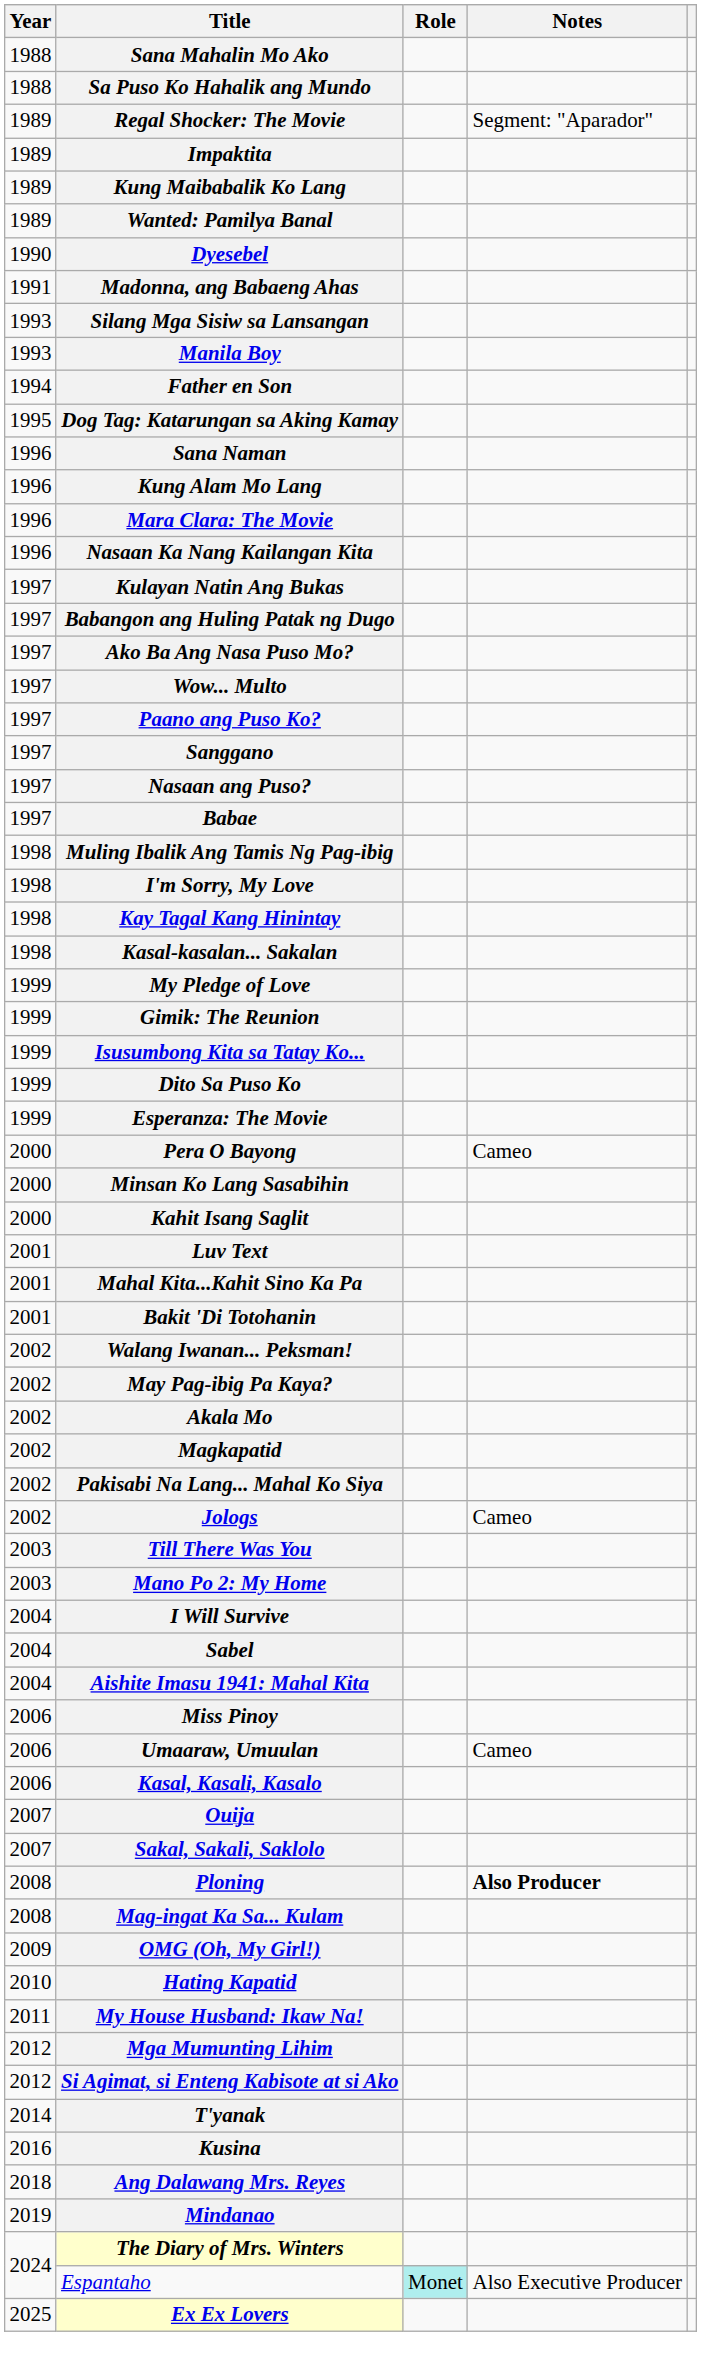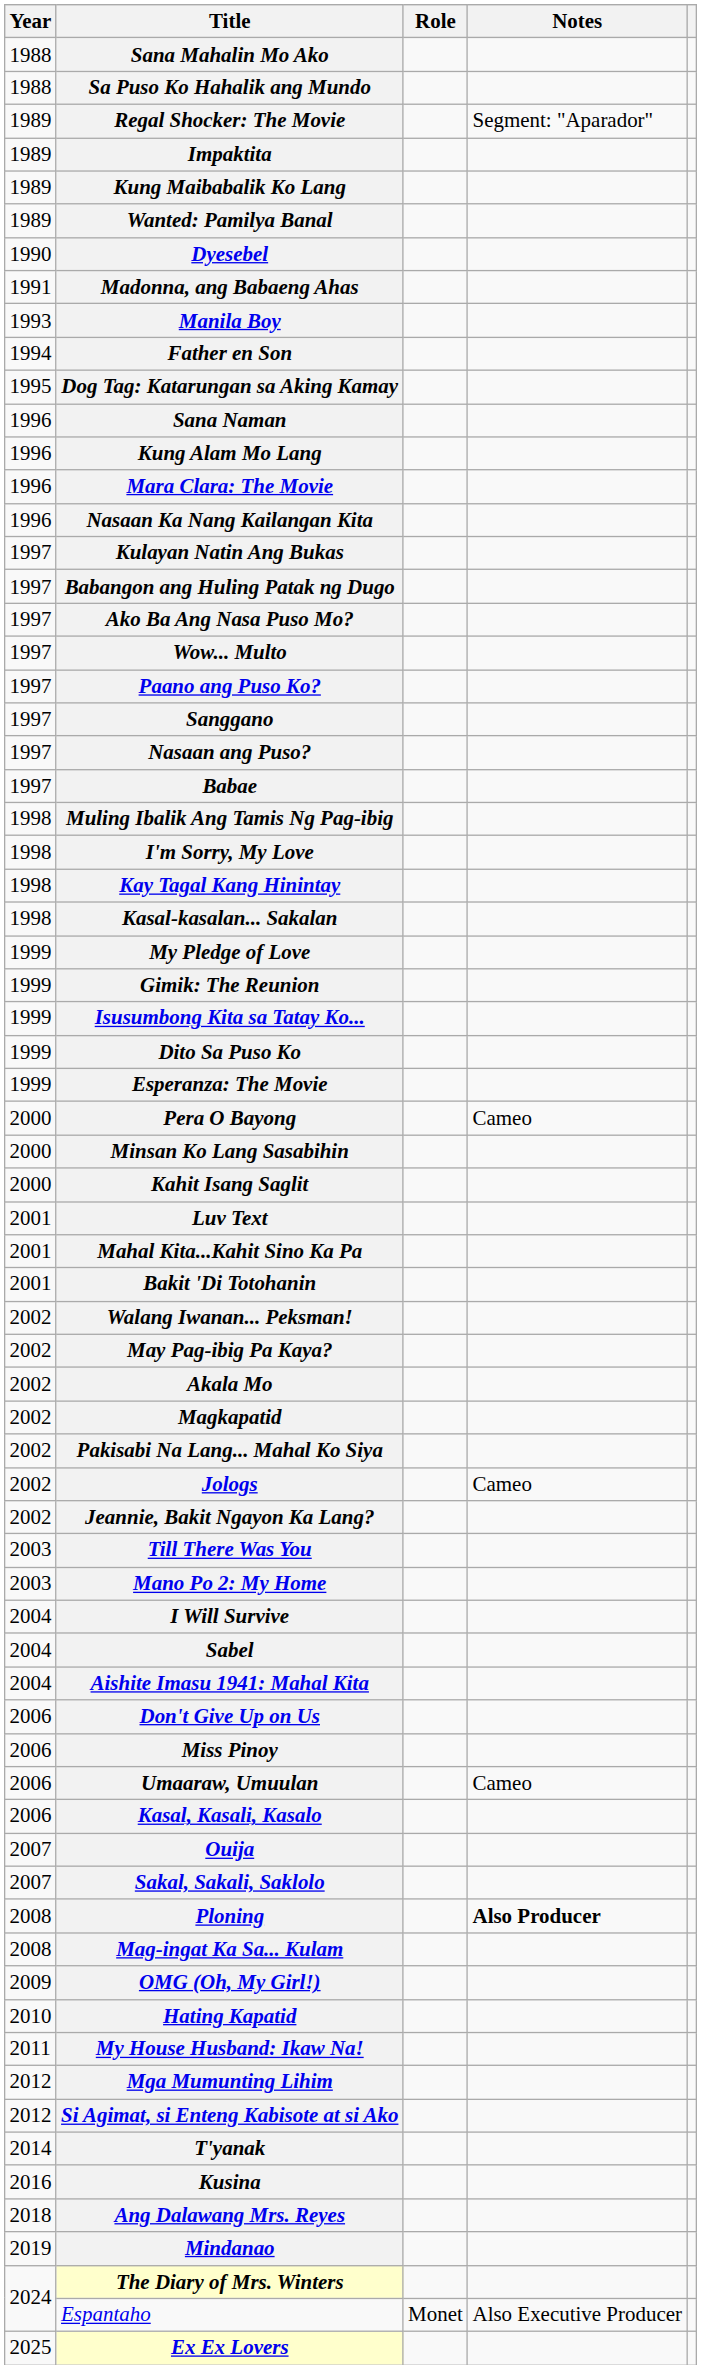- row: (230, 320)
+ row: (230, 1516)
+ row: (230, 1716)
(435, 2281) paleturquoise background -> (435, 2314) no background
